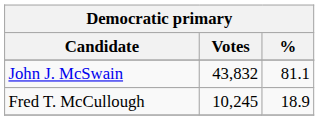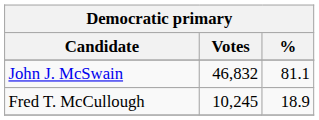(235, 74) 43,832 -> (235, 74) 46,832
